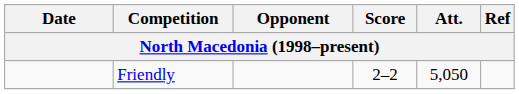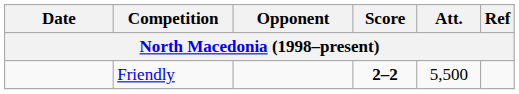(385, 74) normal -> (385, 74) bold
(449, 74) 5,050 -> (449, 74) 5,500
